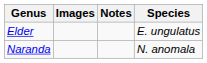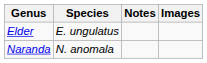columns swapped: (169, 13) <-> (75, 13)
